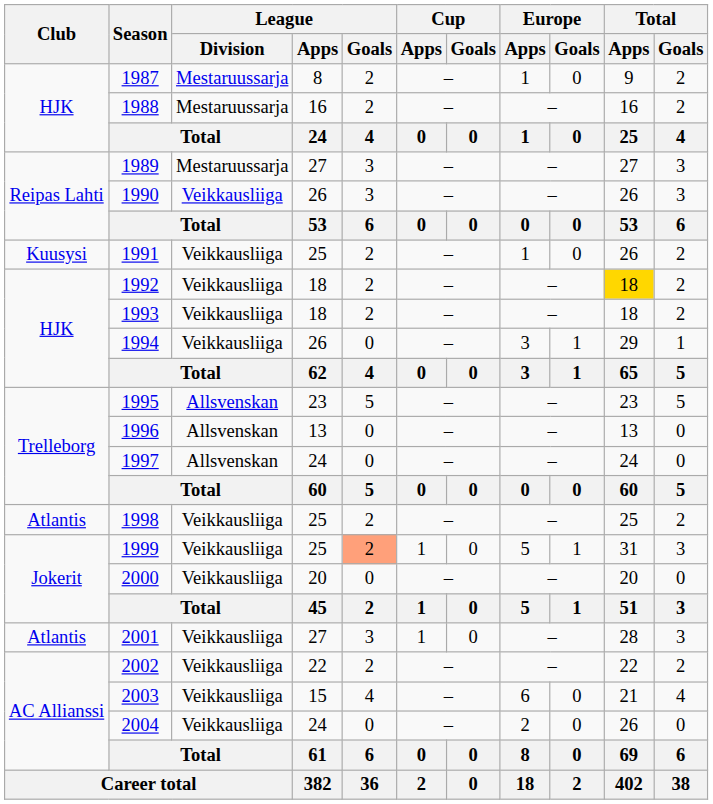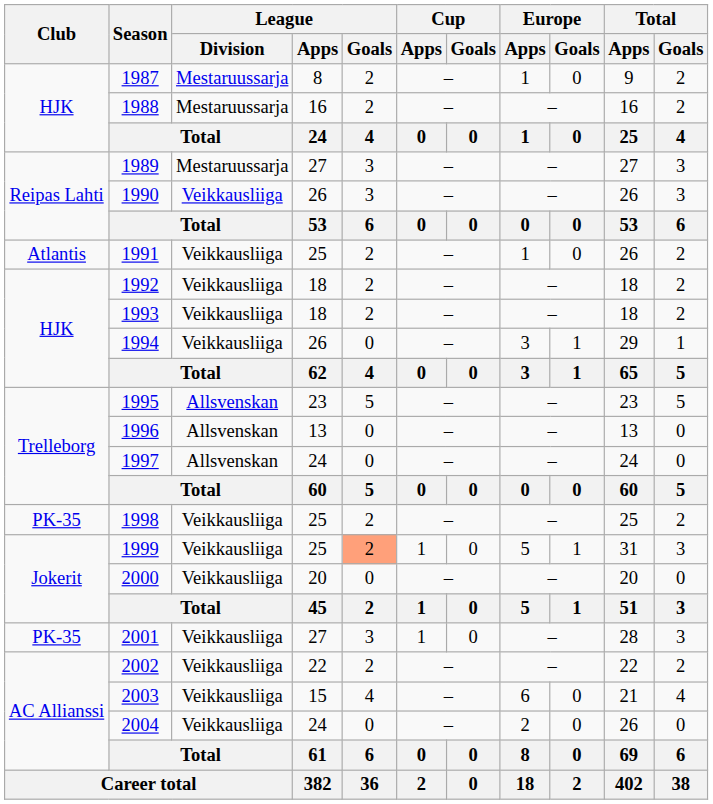(57, 254) Kuusysi -> (57, 254) Atlantis
(629, 284) gold background -> (629, 284) no background
(57, 519) Atlantis -> (57, 519) PK-35
(57, 637) Atlantis -> (57, 637) PK-35
